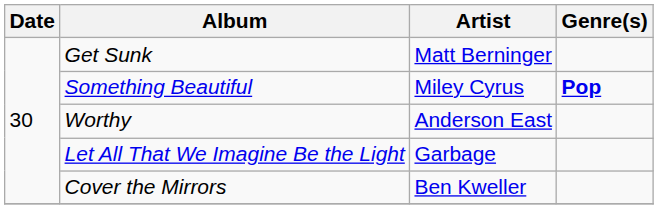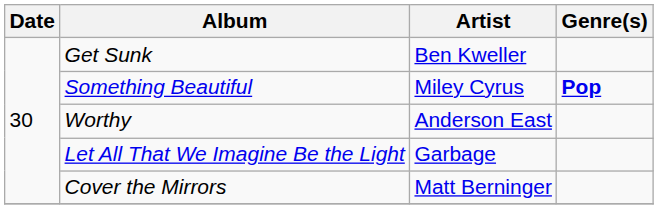(483, 54) Matt Berninger -> (470, 54) Ben Kweller
(470, 187) Ben Kweller -> (483, 187) Matt Berninger
